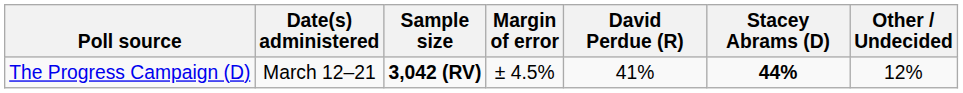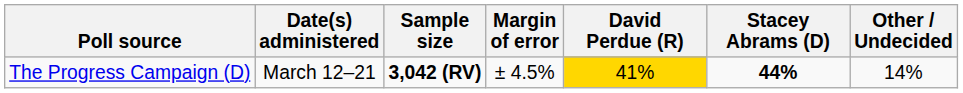(635, 72) no background -> (635, 72) gold background
(903, 72) 12% -> (903, 72) 14%
